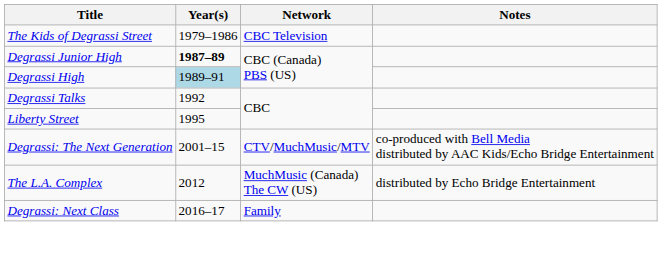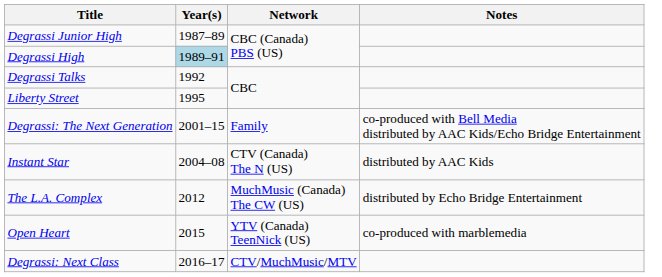- row: (80, 35)
(202, 56) bold -> (202, 35) normal
(307, 147) CTV/MuchMusic/MTV -> (249, 126) Family
+ row: (38, 161)
+ row: (39, 233)
(262, 210) Family -> (294, 261) CTV/MuchMusic/MTV
